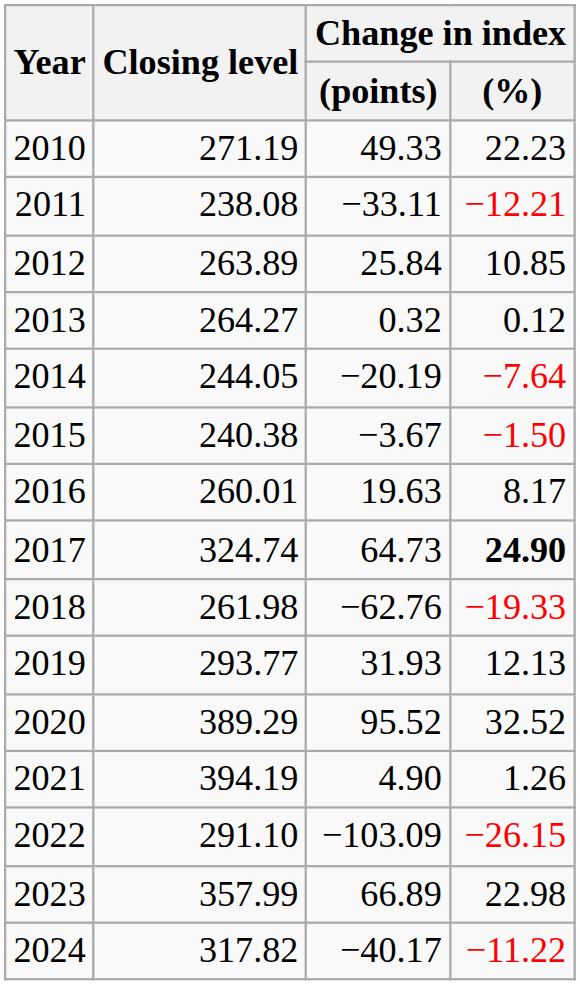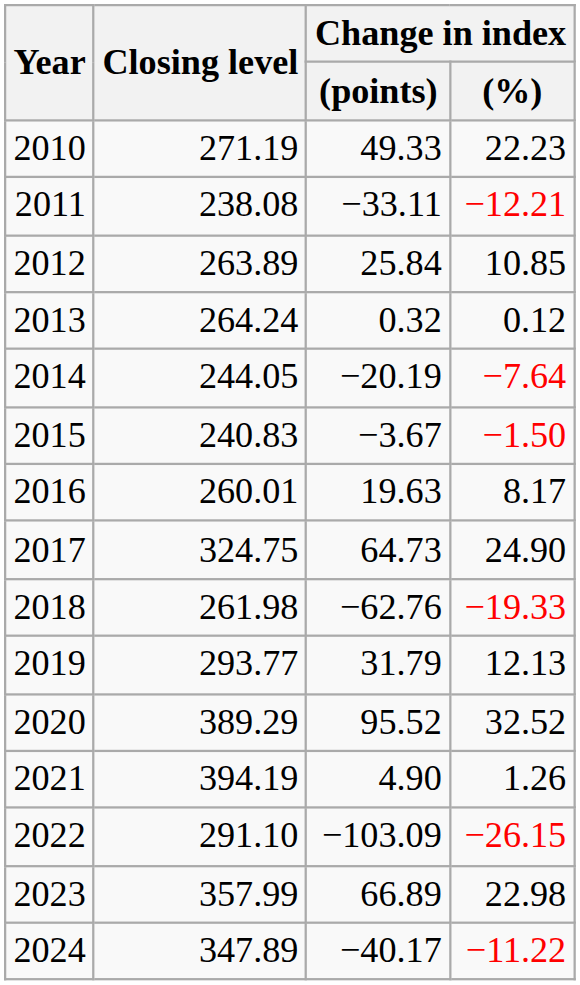(249, 319) 264.27 -> (249, 319) 264.24
(249, 434) 240.38 -> (249, 434) 240.83
(249, 549) 324.74 -> (249, 549) 324.75
(525, 549) bold -> (525, 549) normal
(401, 663) 31.93 -> (401, 663) 31.79
(249, 950) 317.82 -> (249, 950) 347.89
